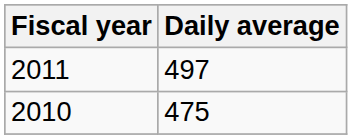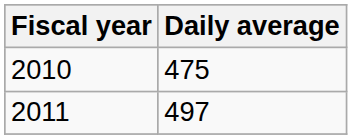rows swapped: (41, 112) <-> (40, 69)
